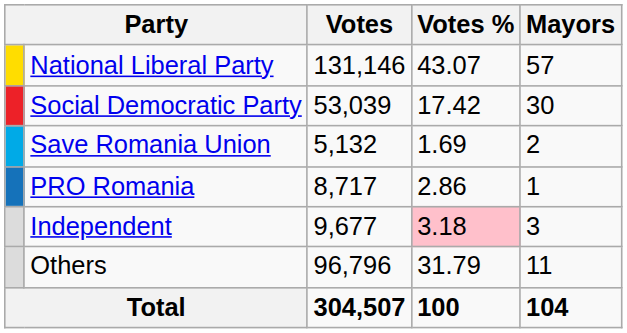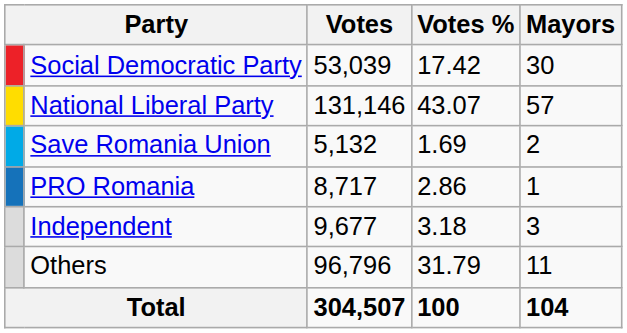rows swapped: (152, 65) <-> (166, 105)
(442, 226) pink background -> (442, 226) no background
